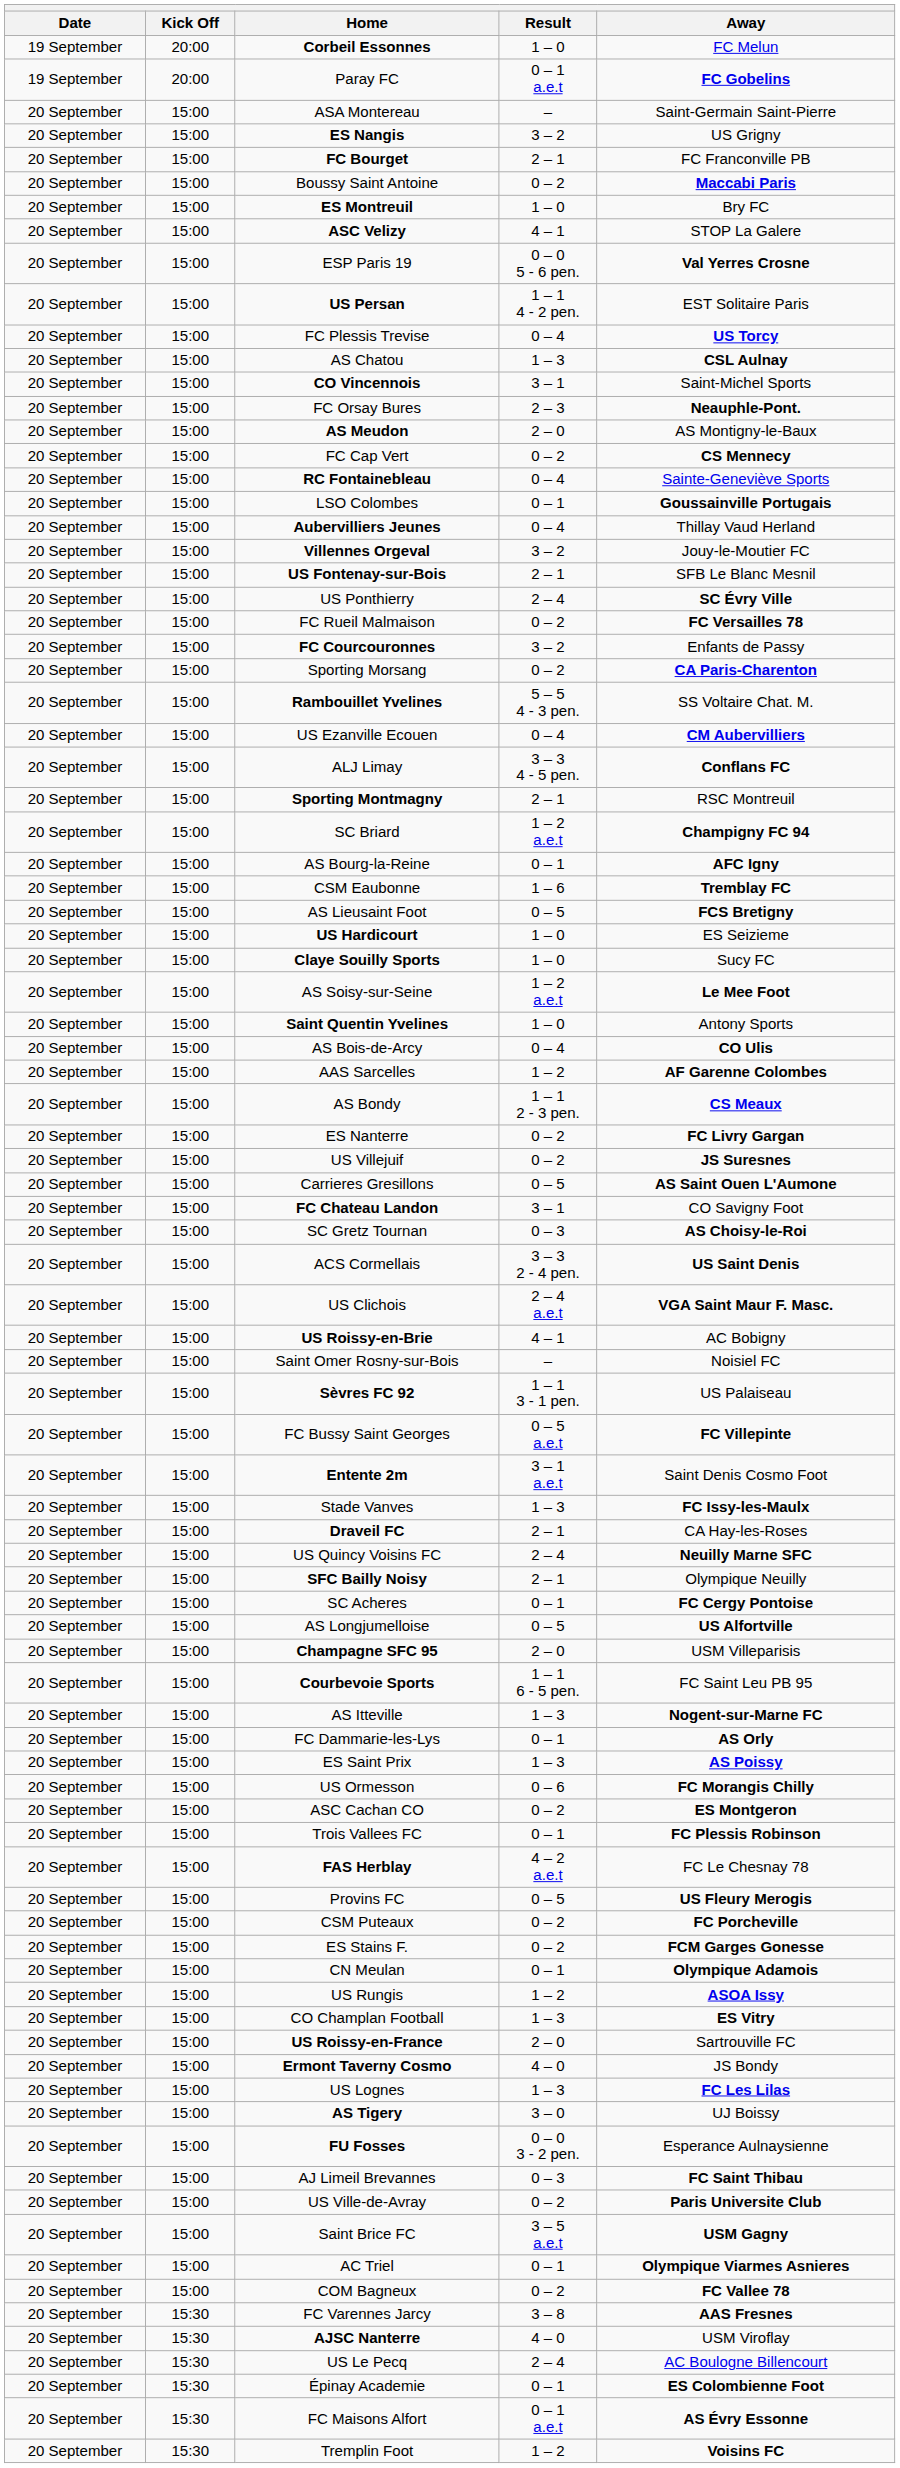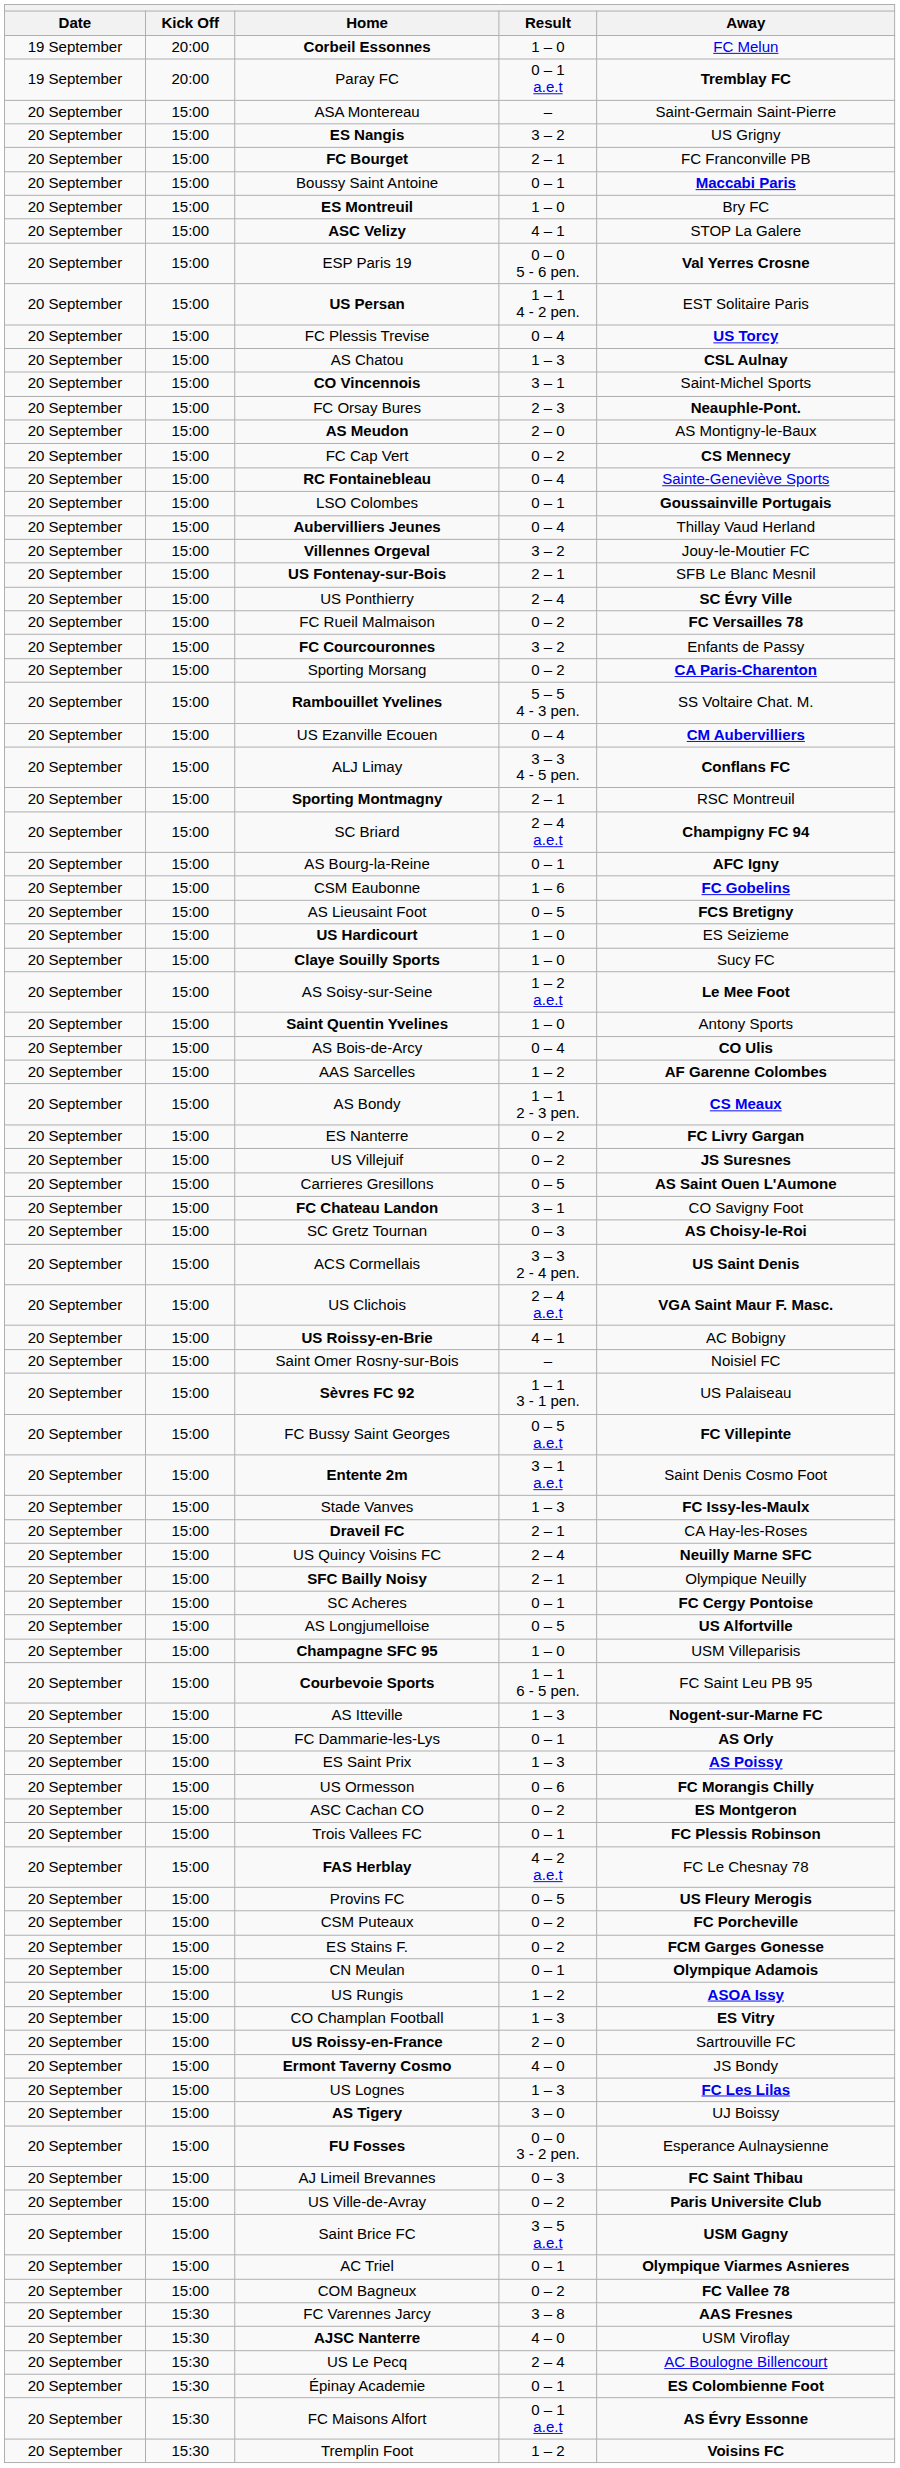(746, 79) FC Gobelins -> (746, 79) Tremblay FC
(548, 183) 0 – 2 -> (548, 183) 0 – 1
(548, 831) 1 – 2 a.e.t -> (548, 831) 2 – 4 a.e.t
(746, 888) Tremblay FC -> (746, 888) FC Gobelins
(548, 1650) 2 – 0 -> (548, 1650) 1 – 0
